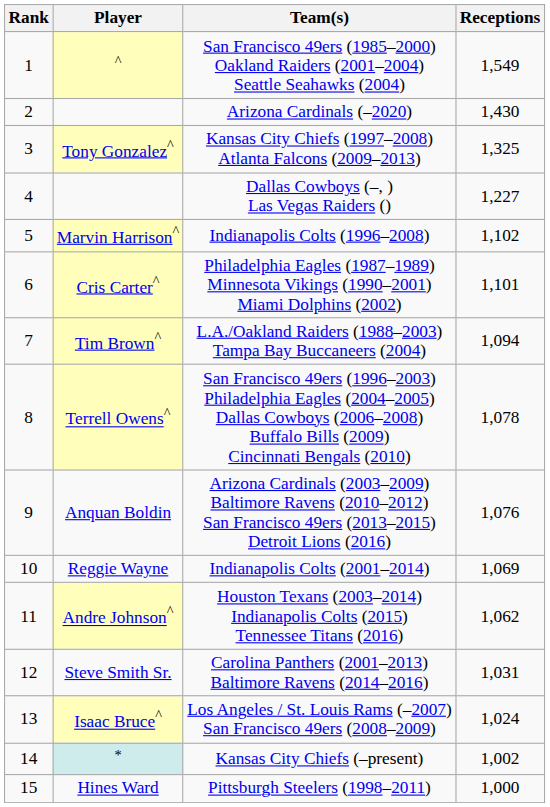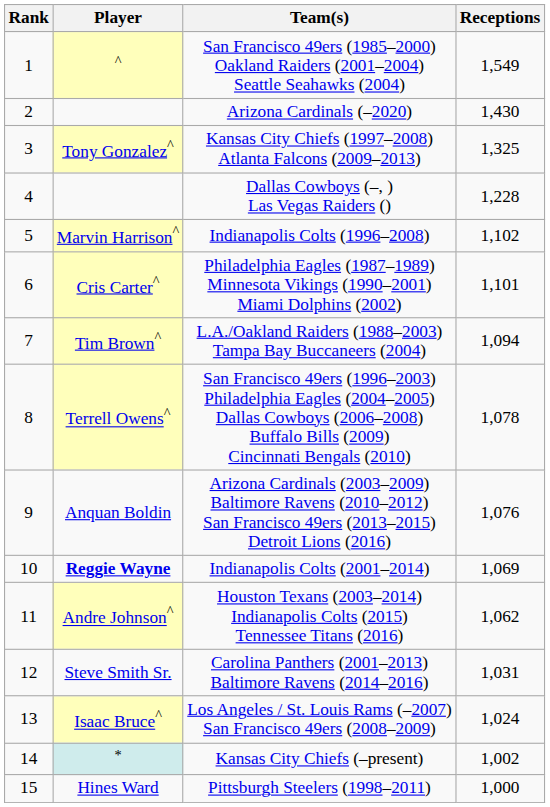(500, 195) 1,227 -> (500, 195) 1,228
(118, 569) normal -> (118, 569) bold
